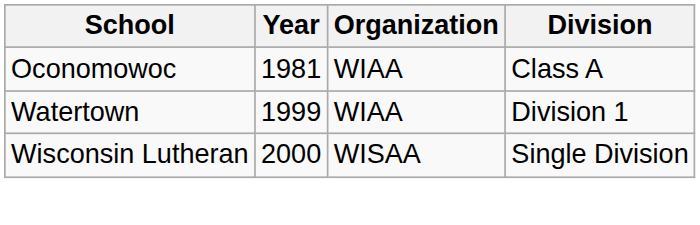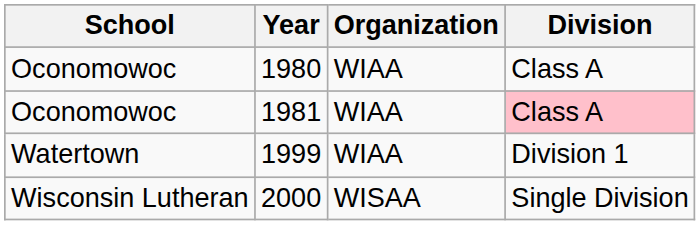+ row: (291, 68)
(557, 68) no background -> (557, 111) pink background
